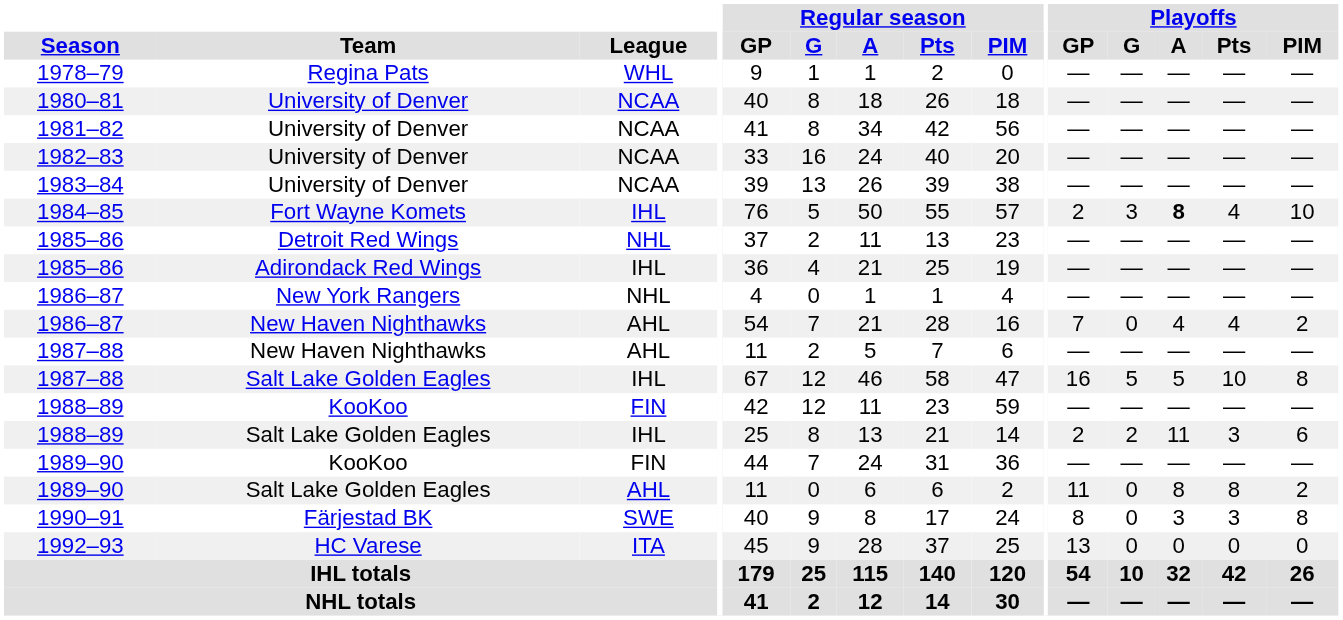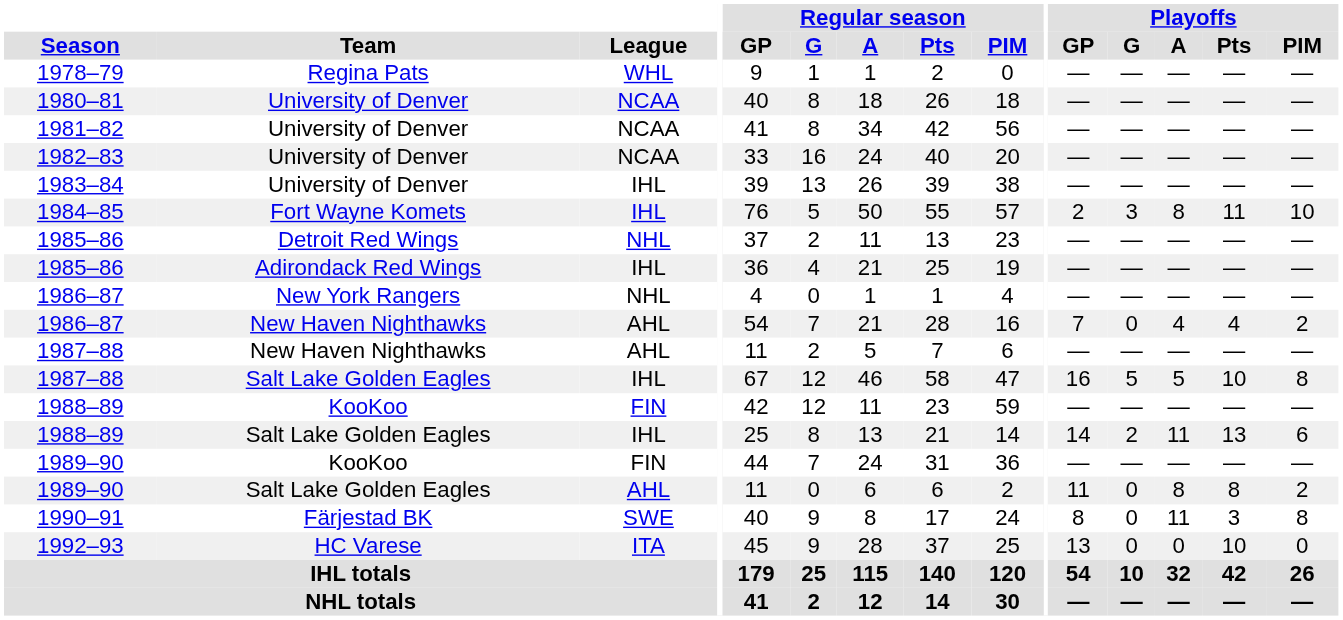(648, 184) NCAA -> (648, 184) IHL
(1179, 212) bold -> (1179, 212) normal
(1234, 212) 4 -> (1234, 212) 11
(1078, 434) 2 -> (1078, 434) 14
(1234, 434) 3 -> (1234, 434) 13
(1179, 518) 3 -> (1179, 518) 11
(1234, 545) 0 -> (1234, 545) 10
